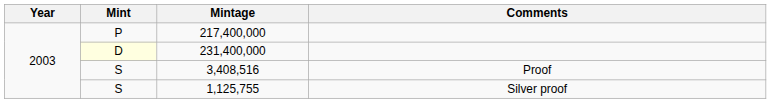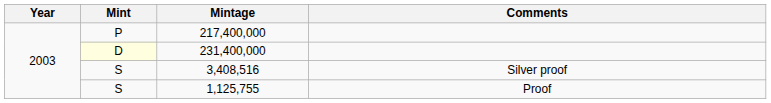(537, 70) Proof -> (537, 70) Silver proof
(537, 88) Silver proof -> (537, 88) Proof
